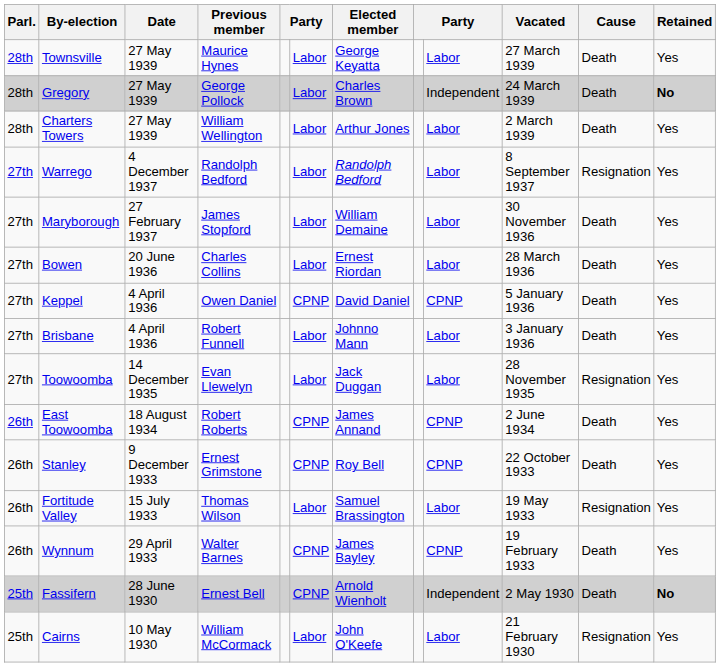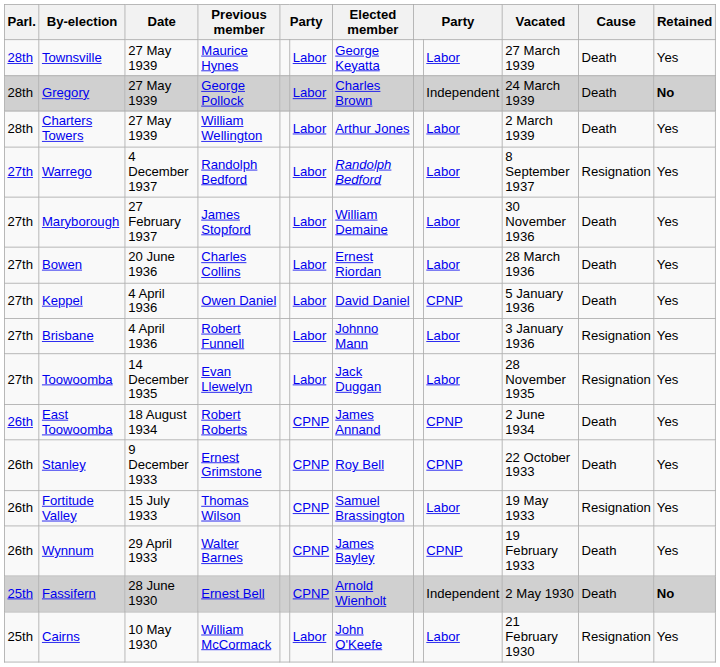(311, 300) CPNP -> (309, 300) Labor
(599, 336) Death -> (616, 336) Resignation
(309, 508) Labor -> (311, 508) CPNP
